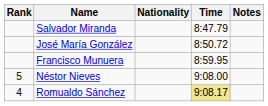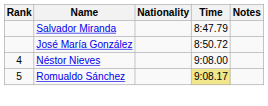- row: (80, 61)
(19, 77) 5 -> (19, 61) 4
(19, 93) 4 -> (19, 77) 5
